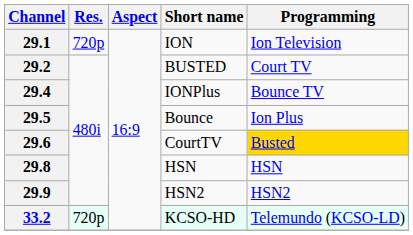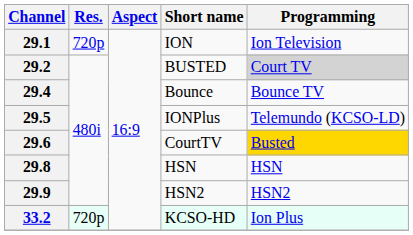(281, 67) no background -> (281, 67) lightgrey background
(192, 92) IONPlus -> (189, 92) Bounce
(189, 117) Bounce -> (192, 117) IONPlus
(277, 117) Ion Plus -> (328, 117) Telemundo (KCSO-LD)
(328, 218) Telemundo (KCSO-LD) -> (277, 218) Ion Plus
